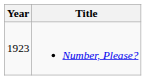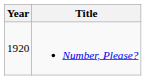(18, 48) 1923 -> (18, 48) 1920
